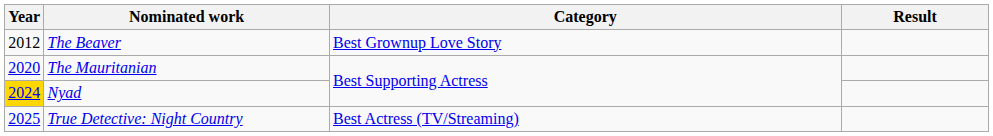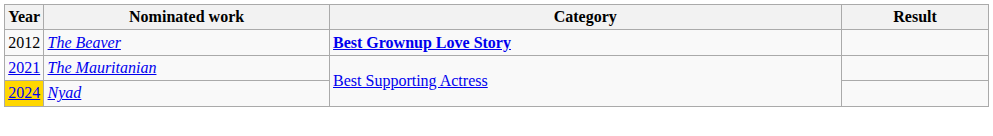(417, 42) normal -> (422, 42) bold
(24, 67) 2020 -> (24, 67) 2021
- row: (145, 118)
